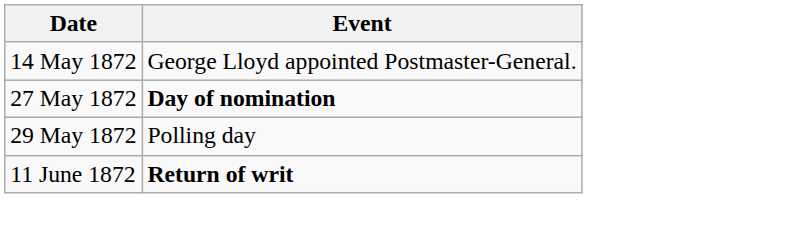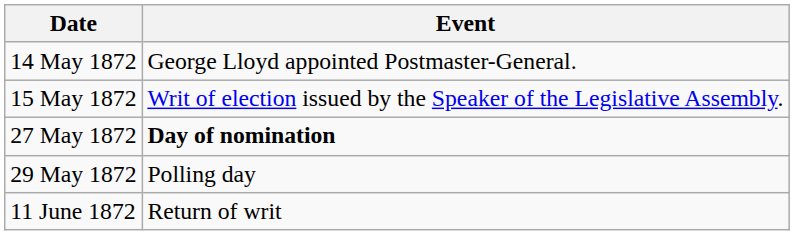+ row: (73, 98)
(220, 173) bold -> (214, 211) normal
